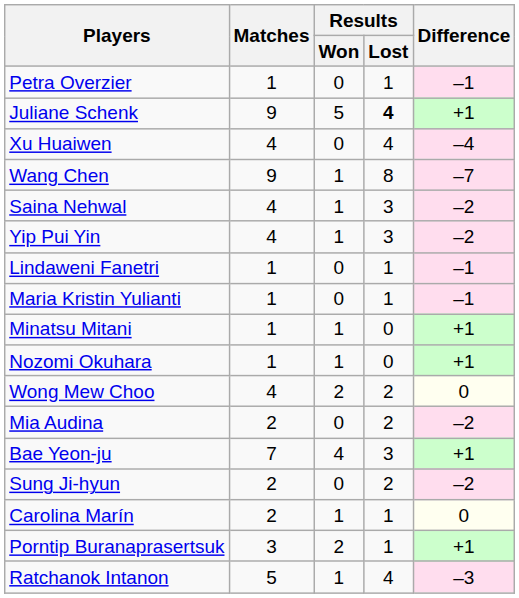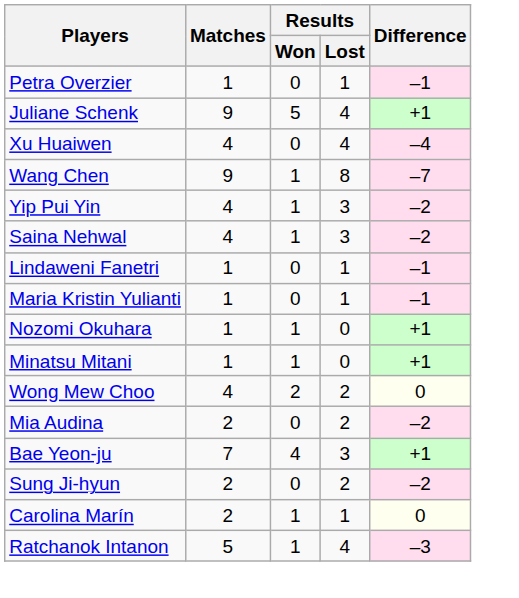(388, 113) bold -> (345, 113) normal
rows swapped: (55, 237) <-> (68, 206)
rows swapped: (70, 330) <-> (80, 360)
- row: (117, 546)
